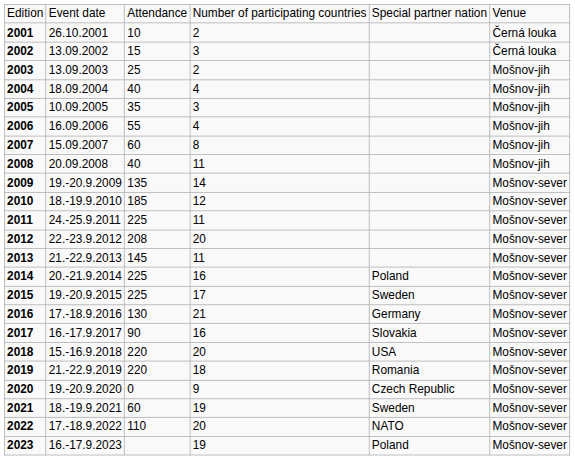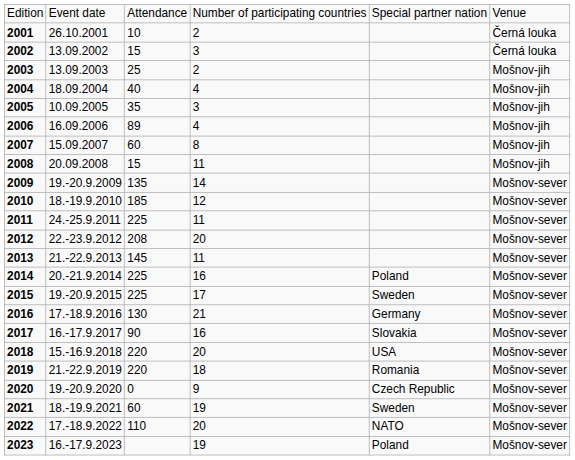(134, 126) 55 -> (134, 126) 89
(134, 164) 40 -> (134, 164) 15
